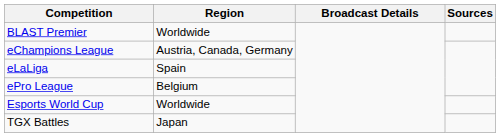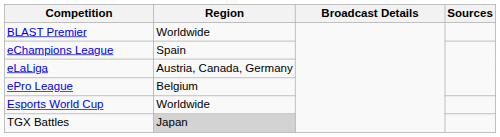(225, 50) Austria, Canada, Germany -> (171, 50) Spain
(171, 68) Spain -> (225, 68) Austria, Canada, Germany
(172, 123) no background -> (172, 123) lightgrey background
